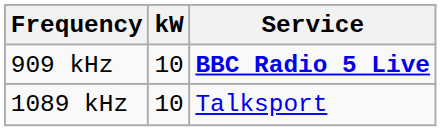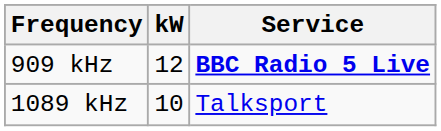(169, 65) 10 -> (169, 65) 12
